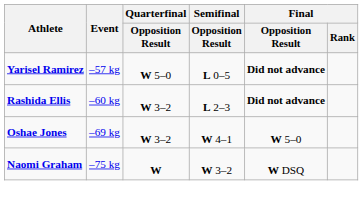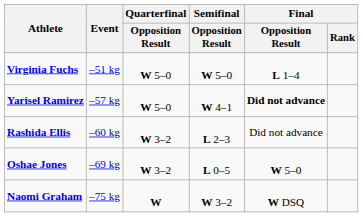+ row: (43, 69)
(217, 75) L 0–5 -> (217, 107) W 4–1
(286, 101) bold -> (286, 132) normal
(217, 139) W 4–1 -> (217, 171) L 0–5
